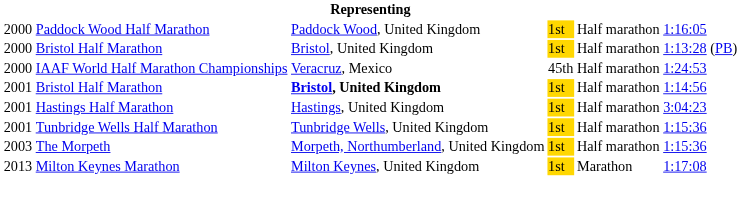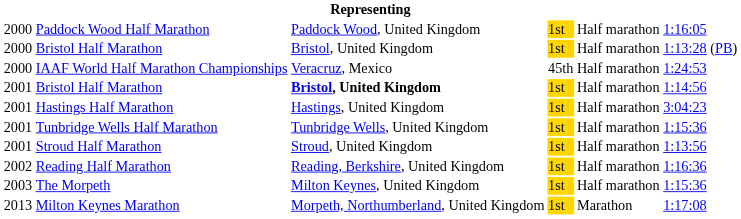+ row: (18, 146)
+ row: (18, 166)
(418, 146) Morpeth, Northumberland, United Kingdom -> (385, 185) Milton Keynes, United Kingdom
(385, 166) Milton Keynes, United Kingdom -> (418, 205) Morpeth, Northumberland, United Kingdom
